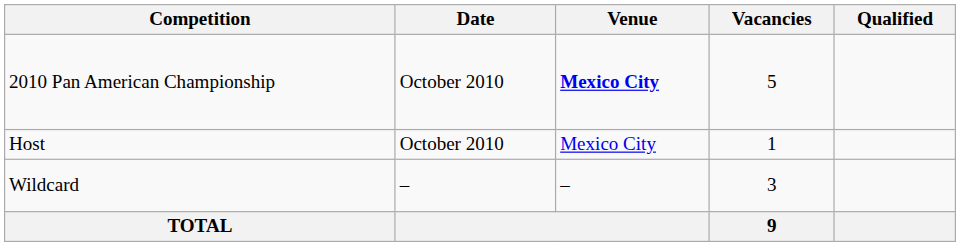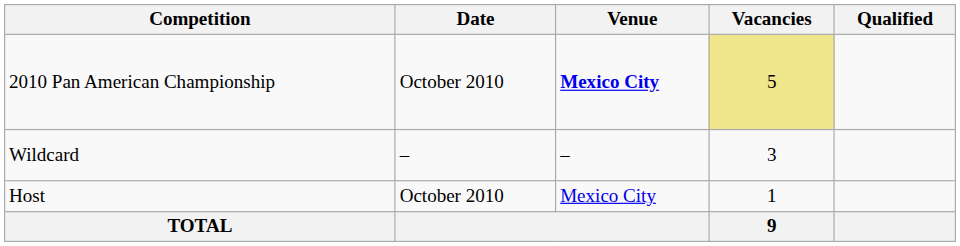(772, 81) no background -> (772, 81) khaki background
rows swapped: (27, 144) <-> (44, 185)
